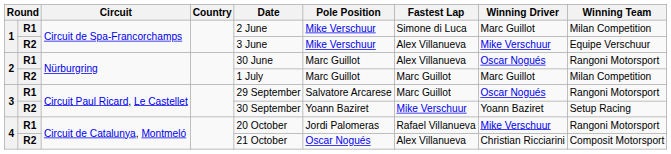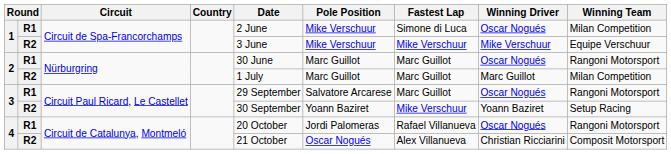(508, 28) Marc Guillot -> (513, 28) Oscar Nogués
(431, 44) Alex Villanueva -> (432, 44) Mike Verschuur
(431, 60) Alex Villanueva -> (424, 60) Marc Guillot
(516, 125) Mike Verschuur -> (513, 125) Oscar Nogués
